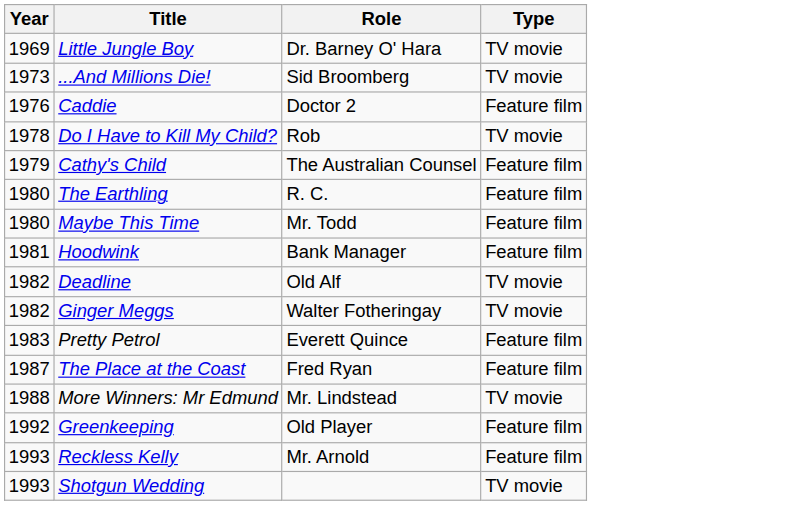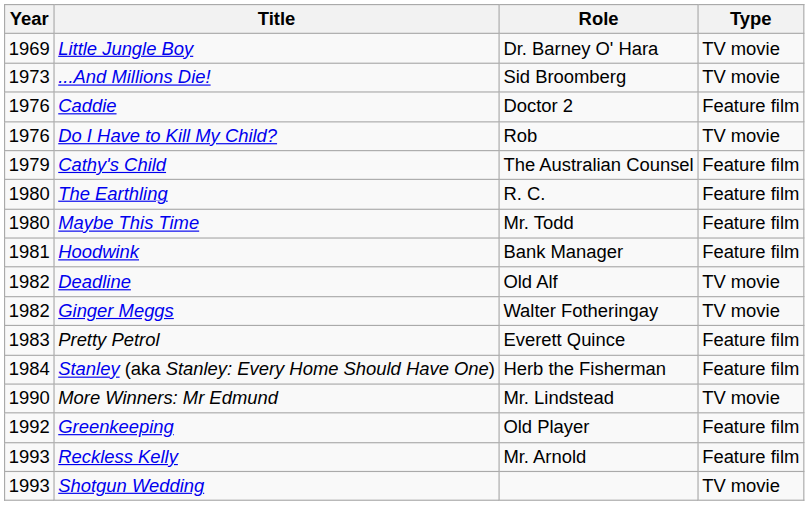(29, 135) 1978 -> (29, 135) 1976
+ row: (277, 369)
- row: (152, 369)
(29, 398) 1988 -> (29, 398) 1990
